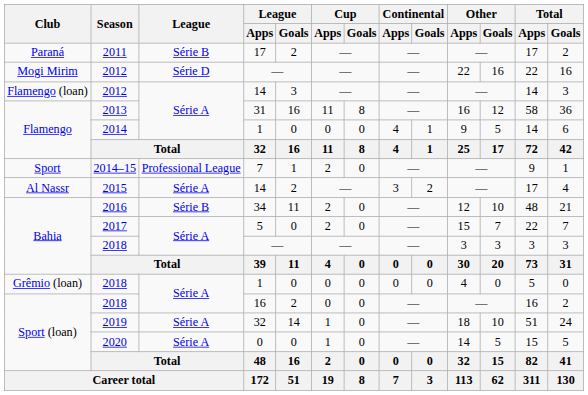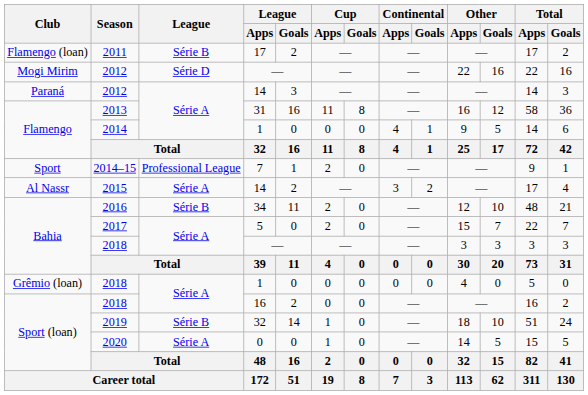(48, 52) Paraná -> (48, 52) Flamengo (loan)
(48, 91) Flamengo (loan) -> (48, 91) Paraná
(191, 322) Série A -> (191, 322) Série B
